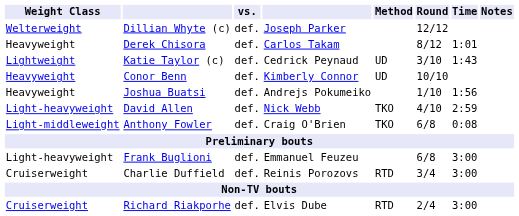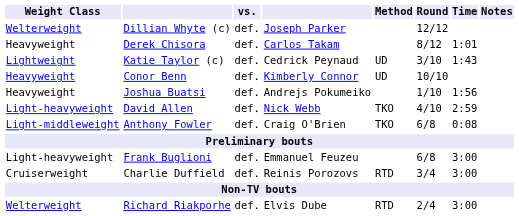(47, 206) Cruiserweight -> (44, 206) Welterweight
